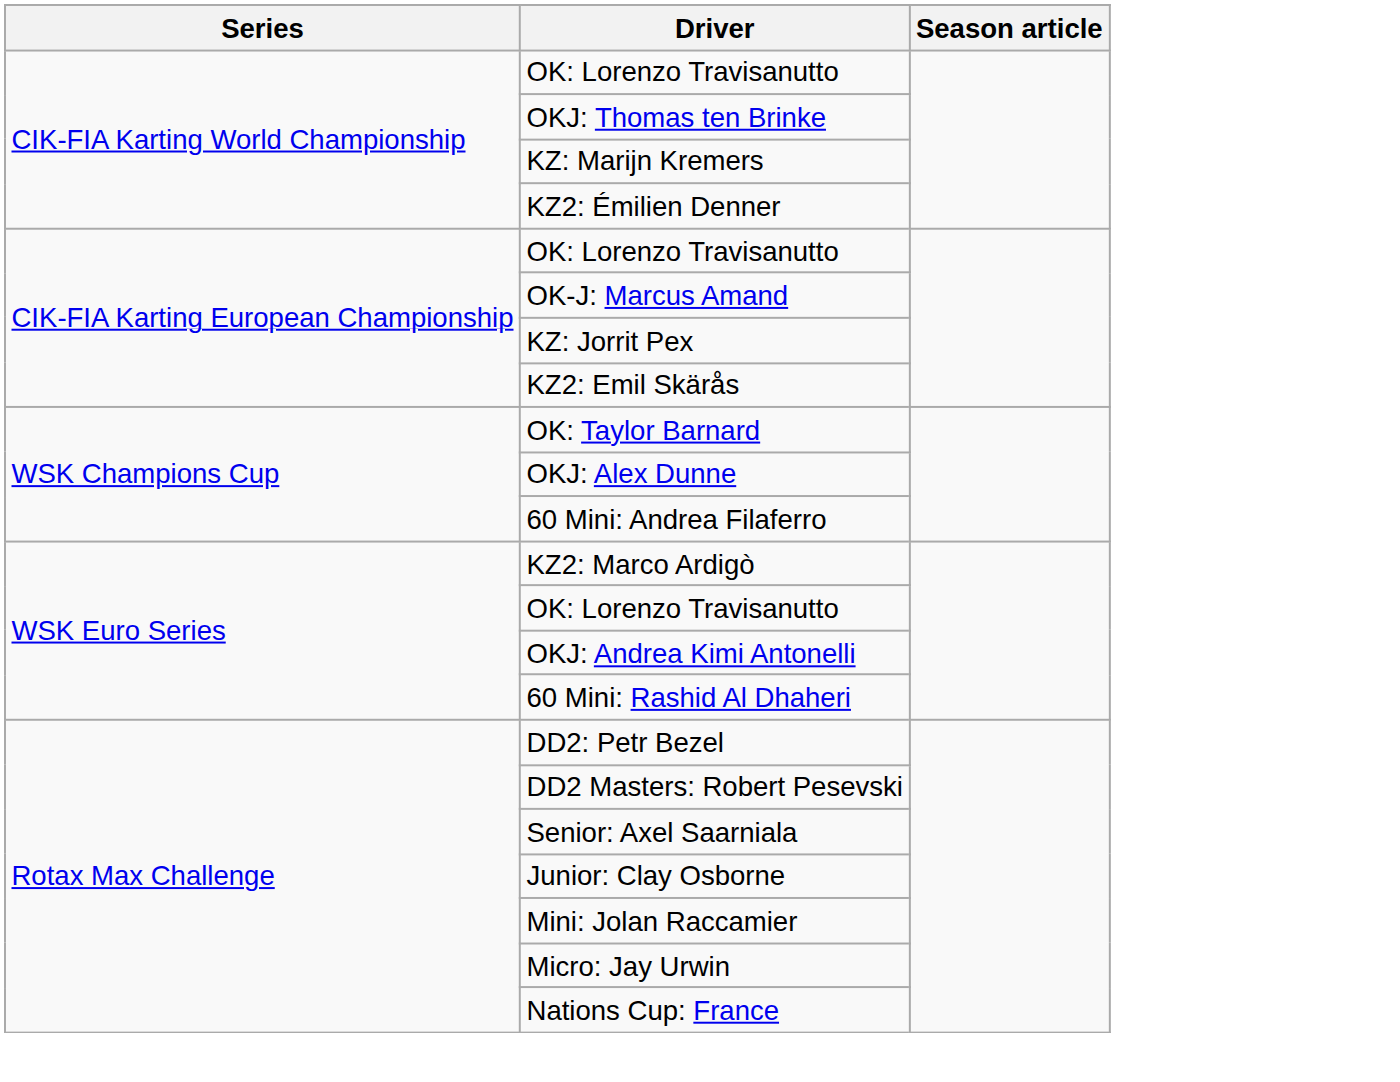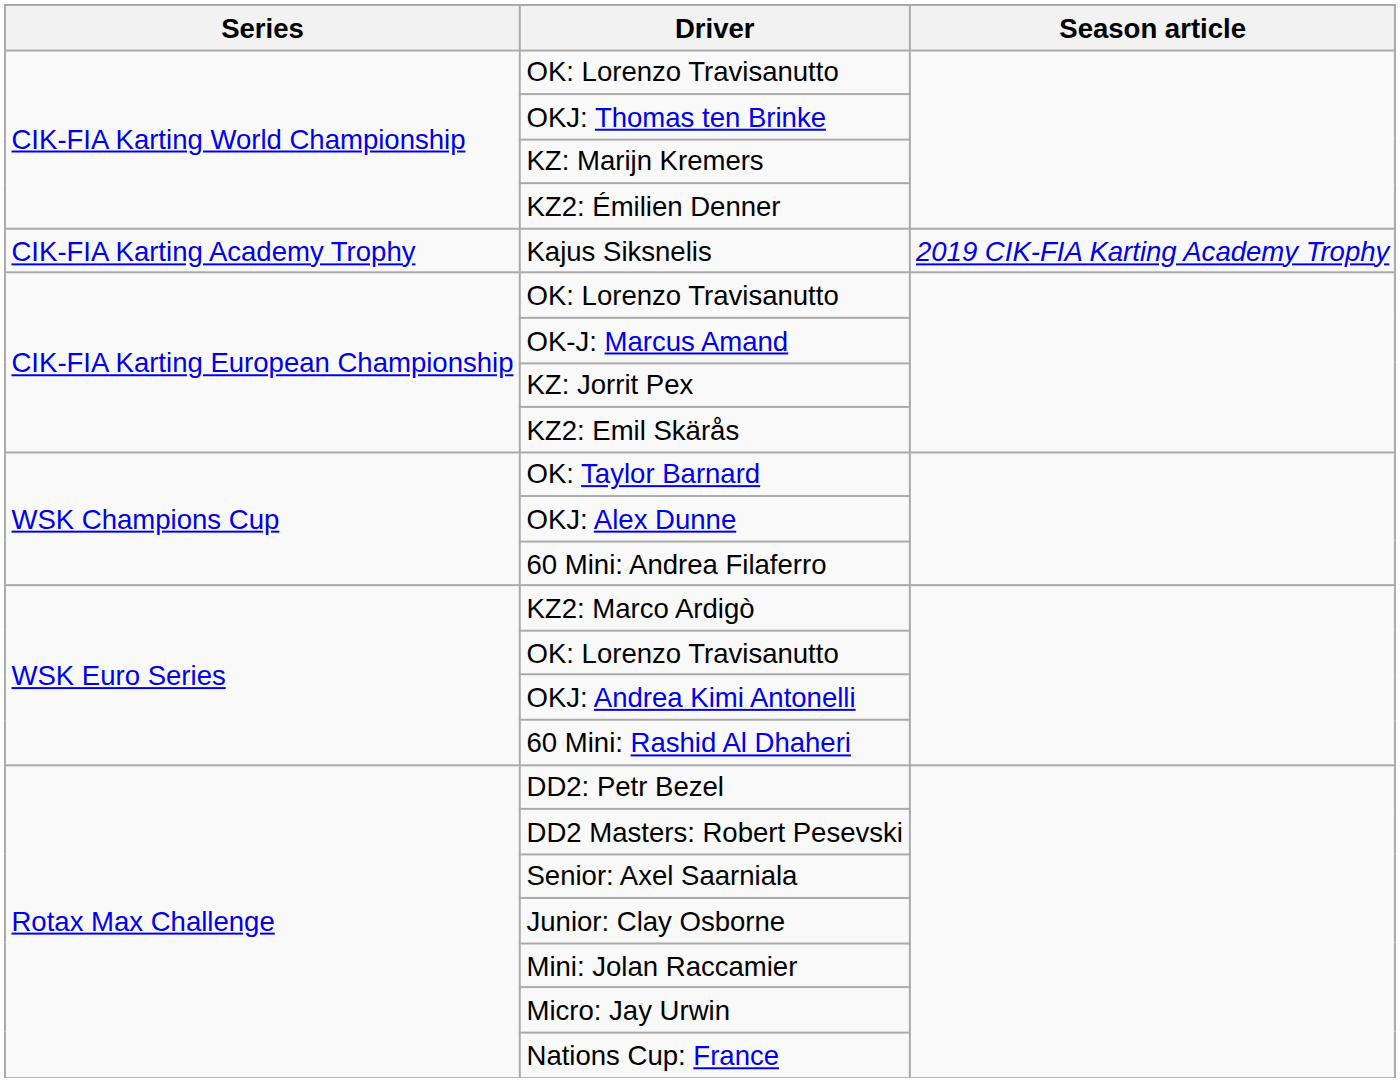+ row: (213, 251)
